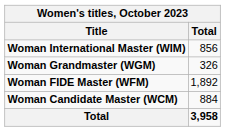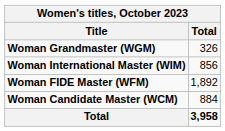rows swapped: (81, 65) <-> (96, 48)
